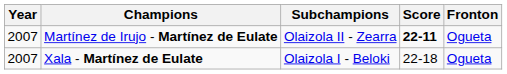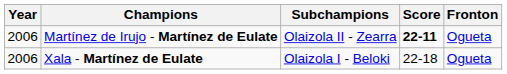(23, 36) 2007 -> (23, 36) 2006
(23, 58) 2007 -> (23, 58) 2006
